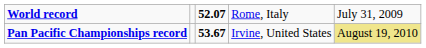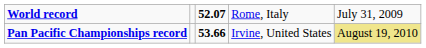(212, 33) 53.67 -> (212, 33) 53.66
